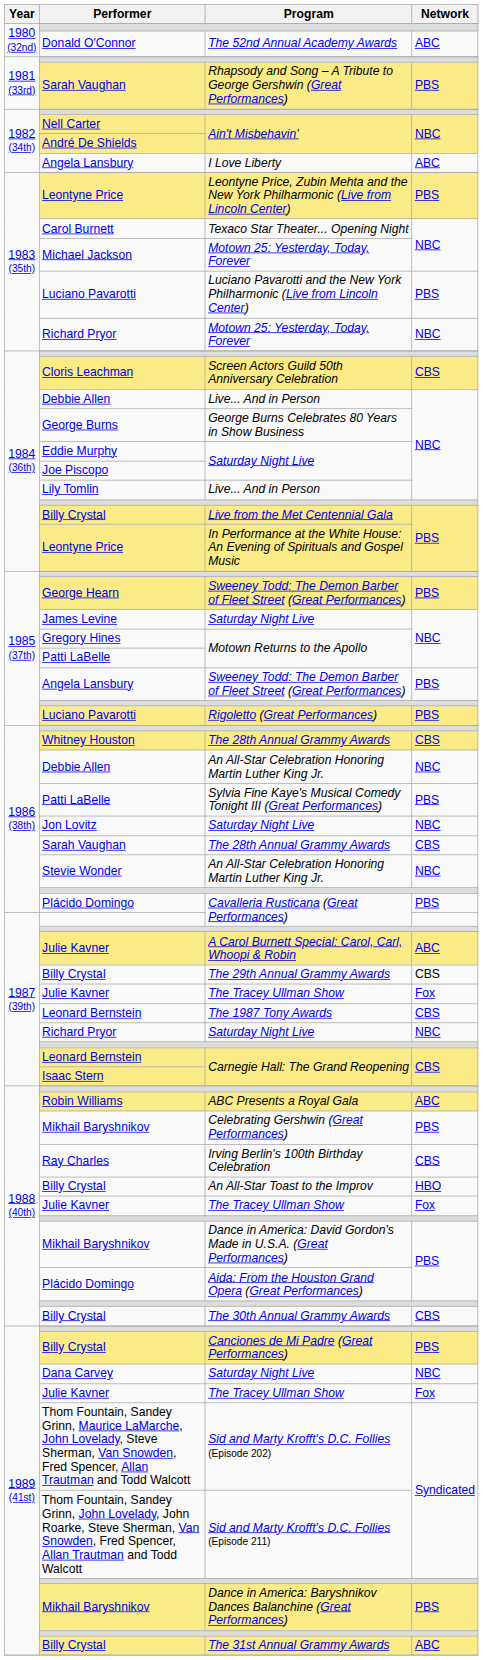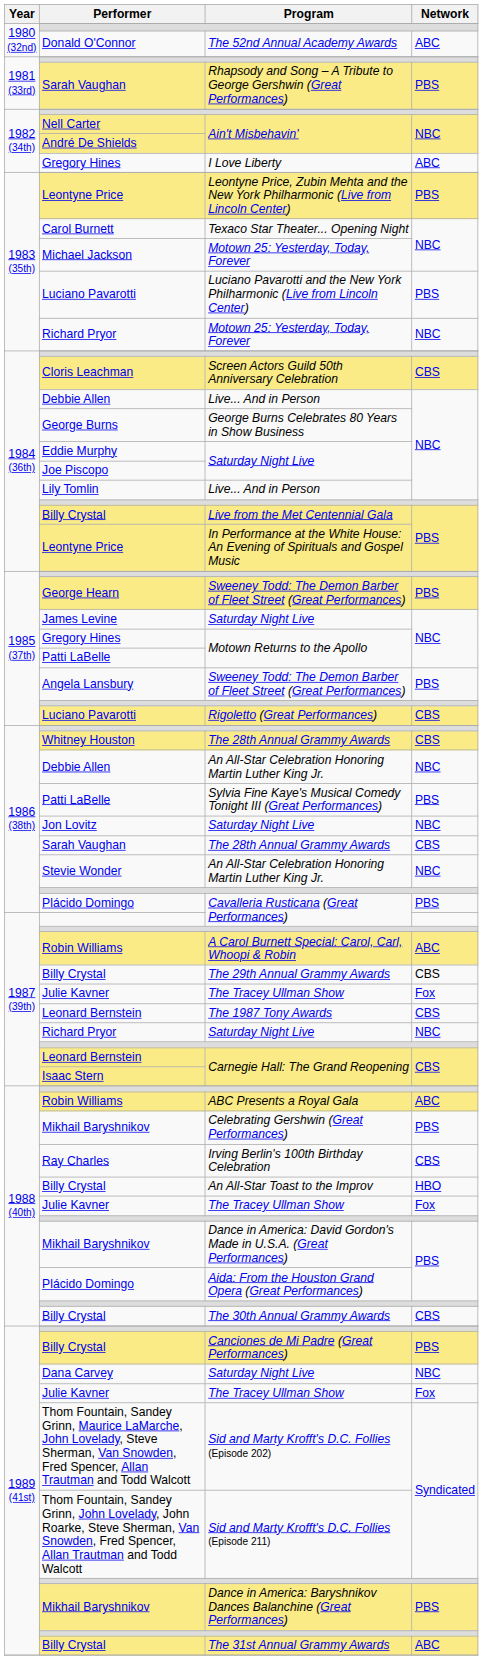(88, 162) Angela Lansbury -> (81, 162) Gregory Hines
(427, 715) PBS -> (427, 715) CBS
(76, 948) Julie Kavner -> (82, 948) Robin Williams
